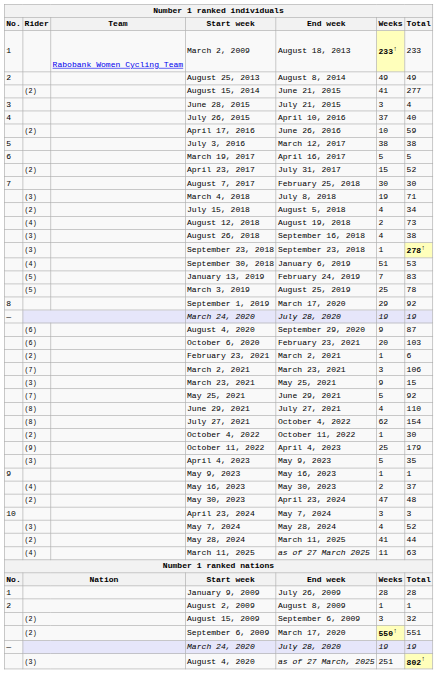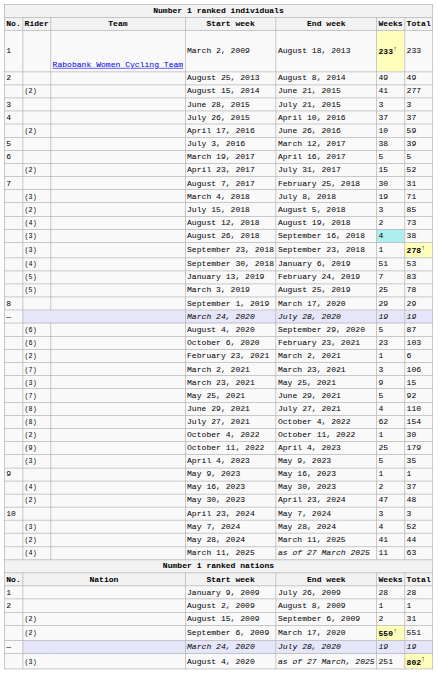(409, 104) 4 -> (409, 104) 3
(411, 118) 40 -> (411, 118) 37
(411, 144) 38 -> (411, 144) 39
(411, 183) 30 -> (411, 183) 31
(381, 210) 4 -> (381, 210) 3
(411, 210) 34 -> (411, 210) 85
(381, 236) no background -> (381, 236) paleturquoise background
(411, 304) 92 -> (411, 304) 29
(381, 330) 9 -> (381, 330) 5
(383, 343) 20 -> (383, 343) 23
(381, 619) 3 -> (381, 619) 2
(411, 619) 32 -> (411, 619) 31
